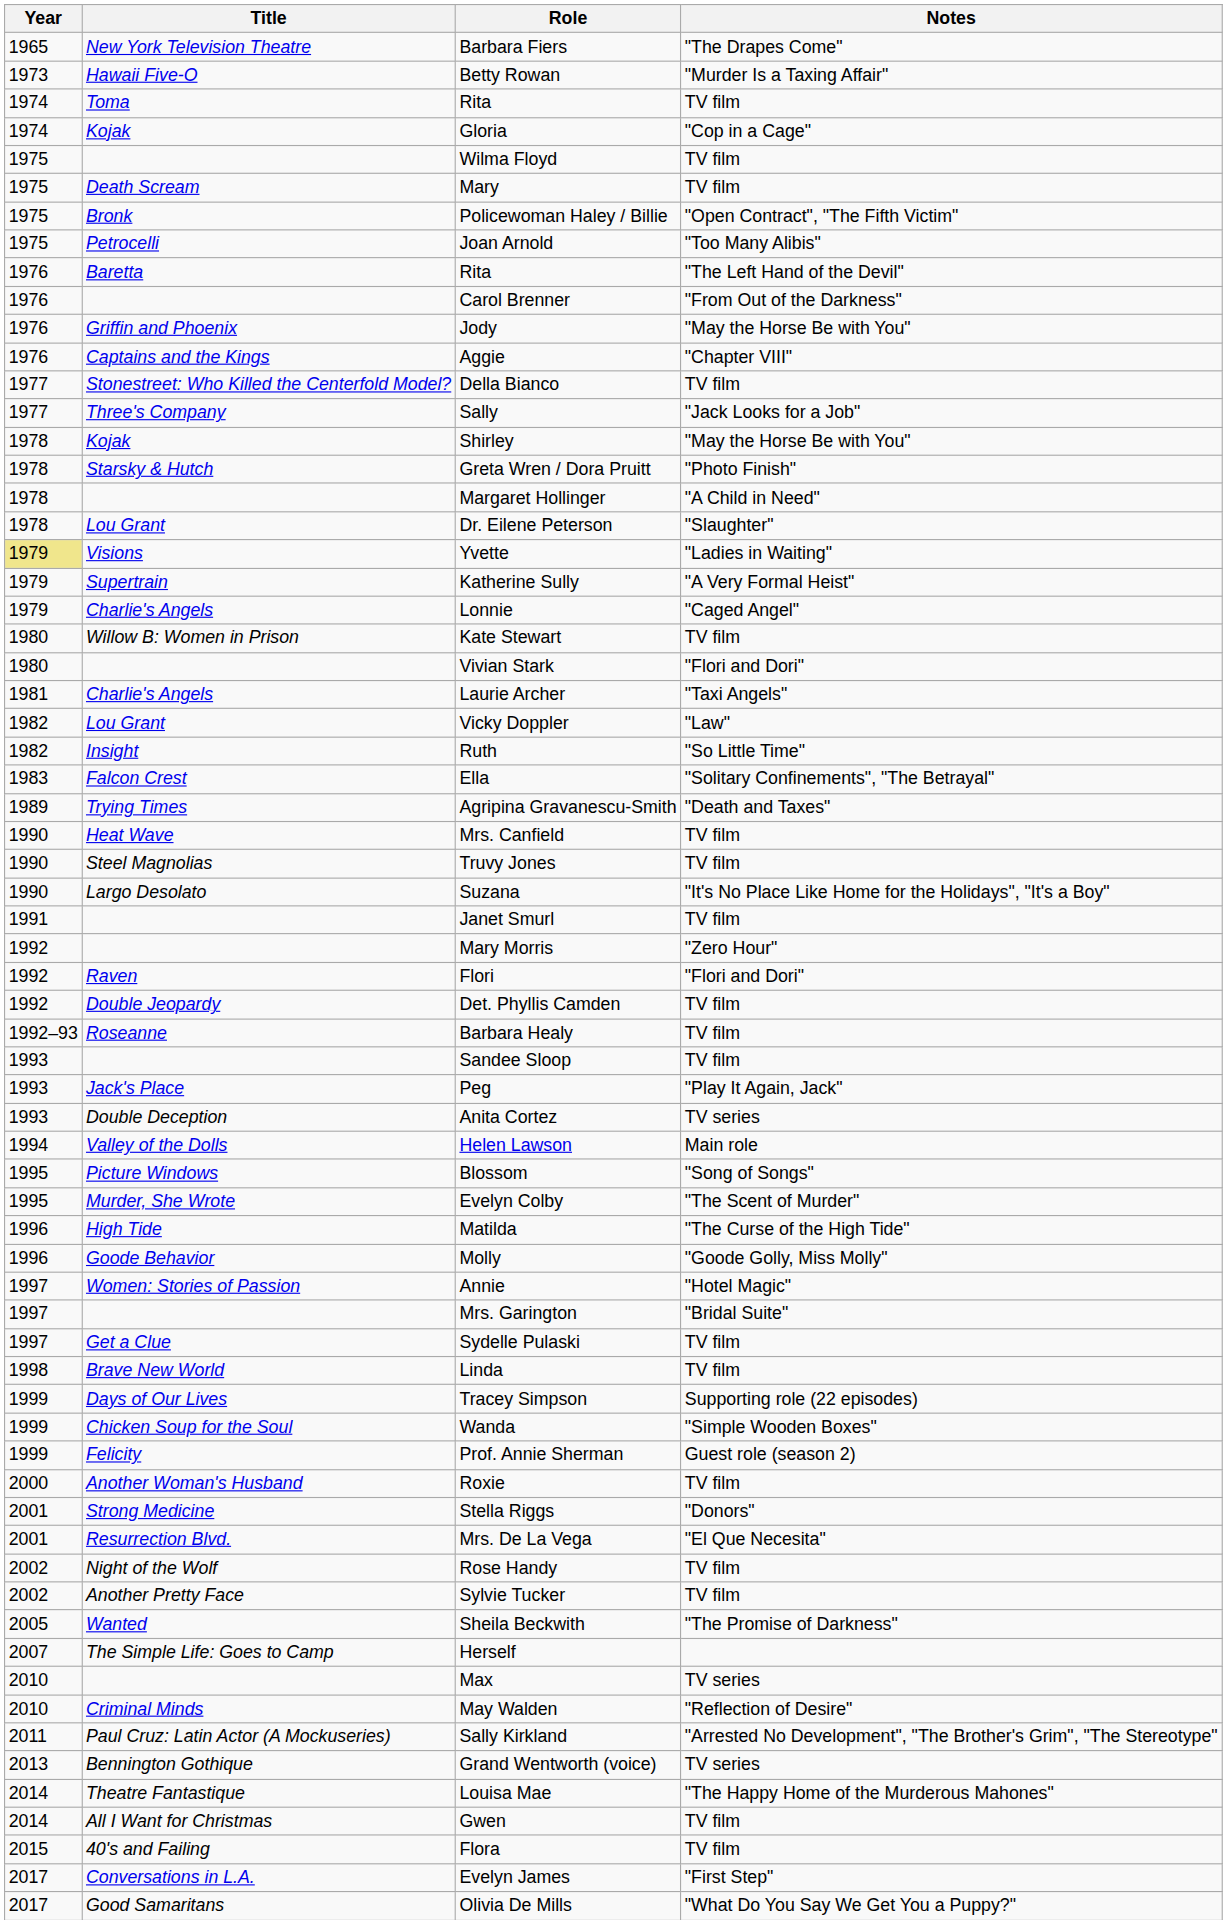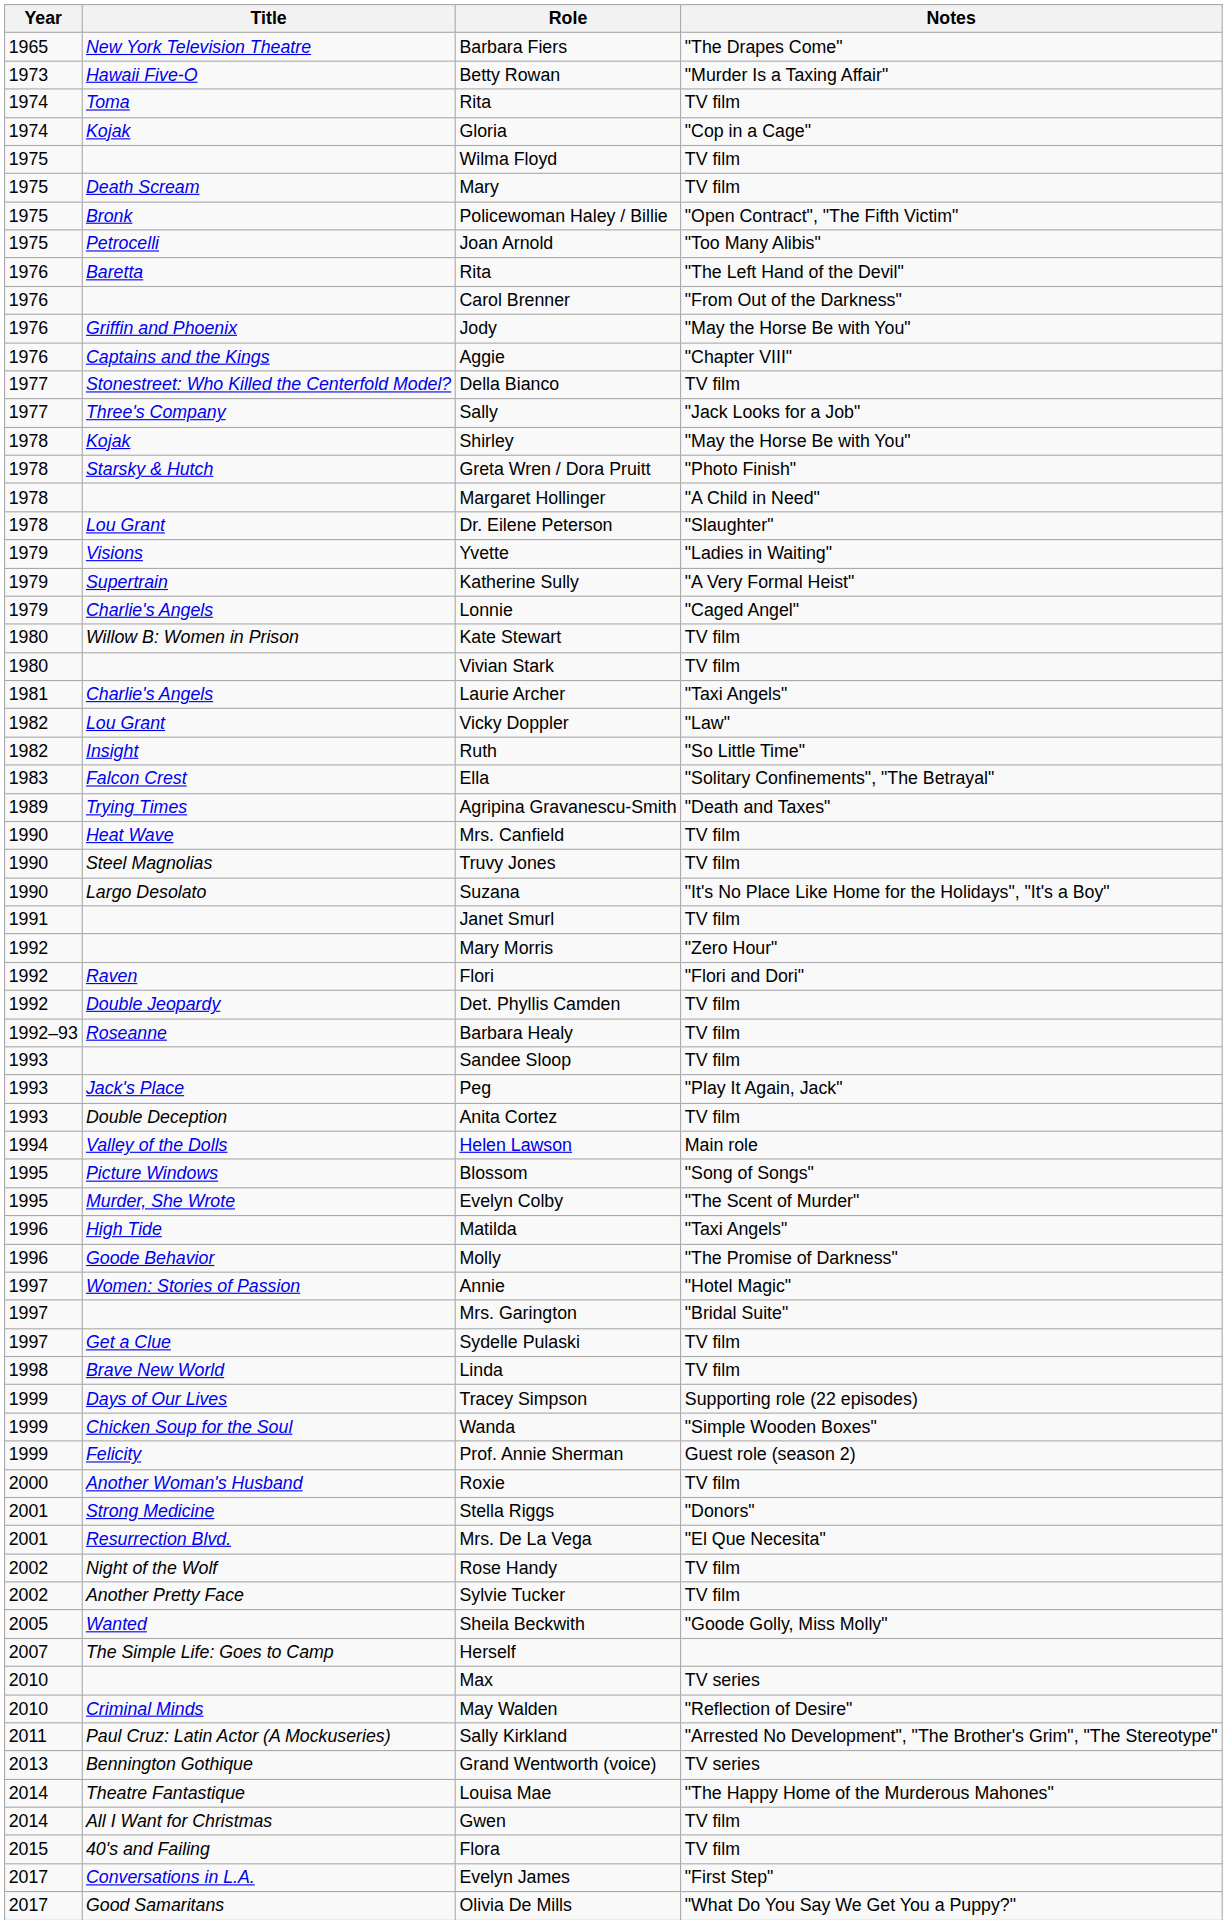(28, 553) khaki background -> (28, 553) no background
(744, 666) "Flori and Dori" -> (712, 666) TV film
(722, 1117) TV series -> (712, 1117) TV film
(797, 1229) "The Curse of the High Tide" -> (736, 1229) "Taxi Angels"
(786, 1257) "Goode Golly, Miss Molly" -> (791, 1257) "The Promise of Darkness"
(791, 1624) "The Promise of Darkness" -> (786, 1624) "Goode Golly, Miss Molly"
